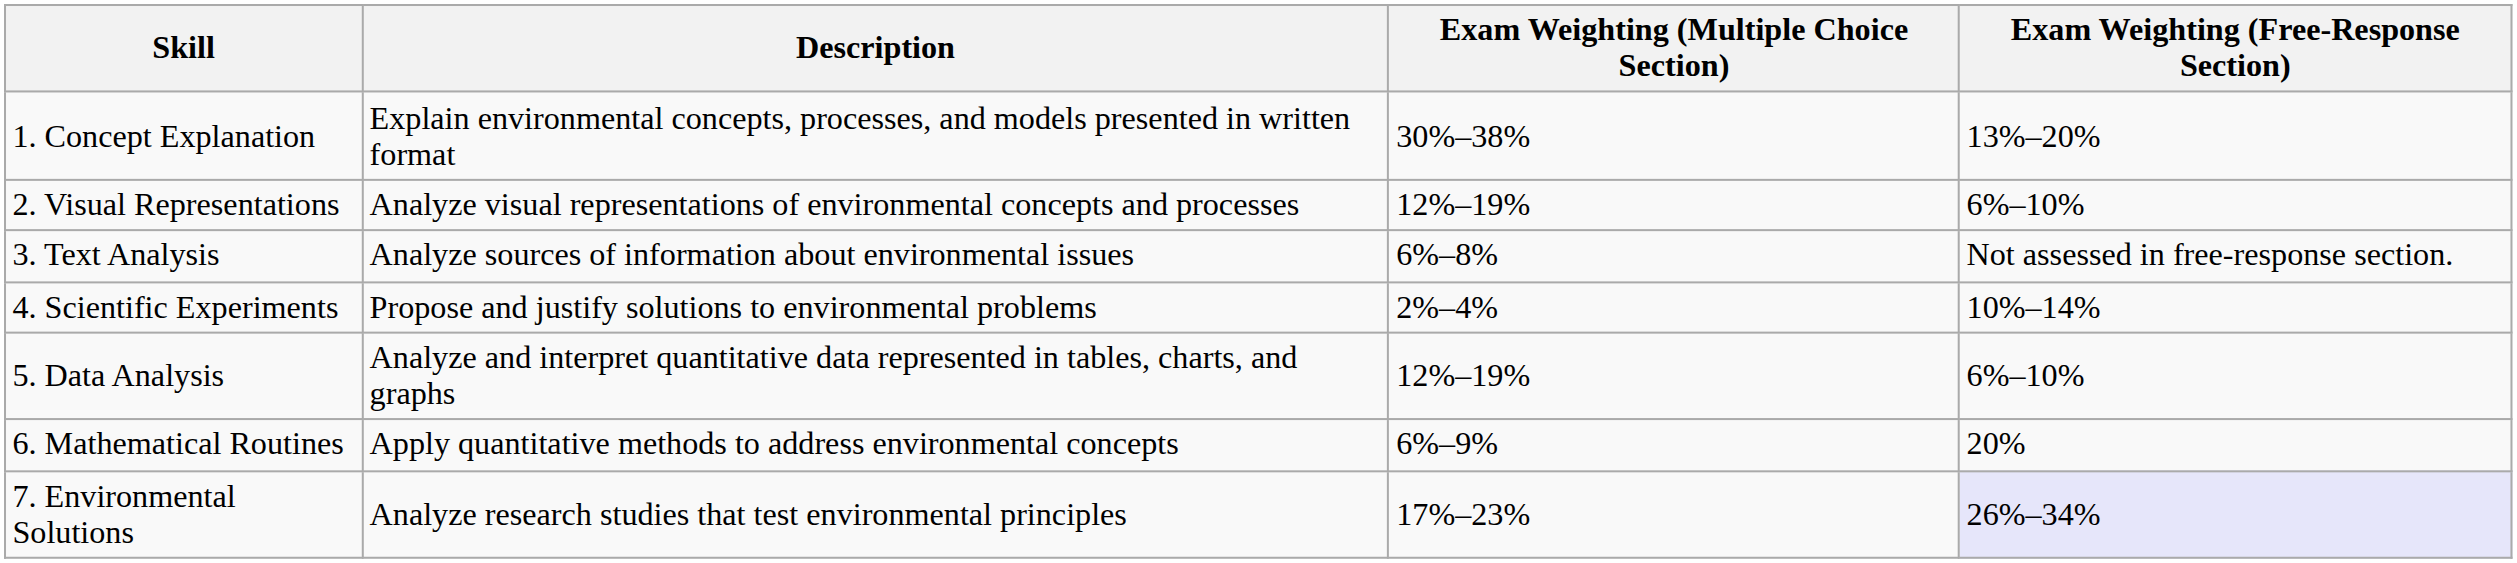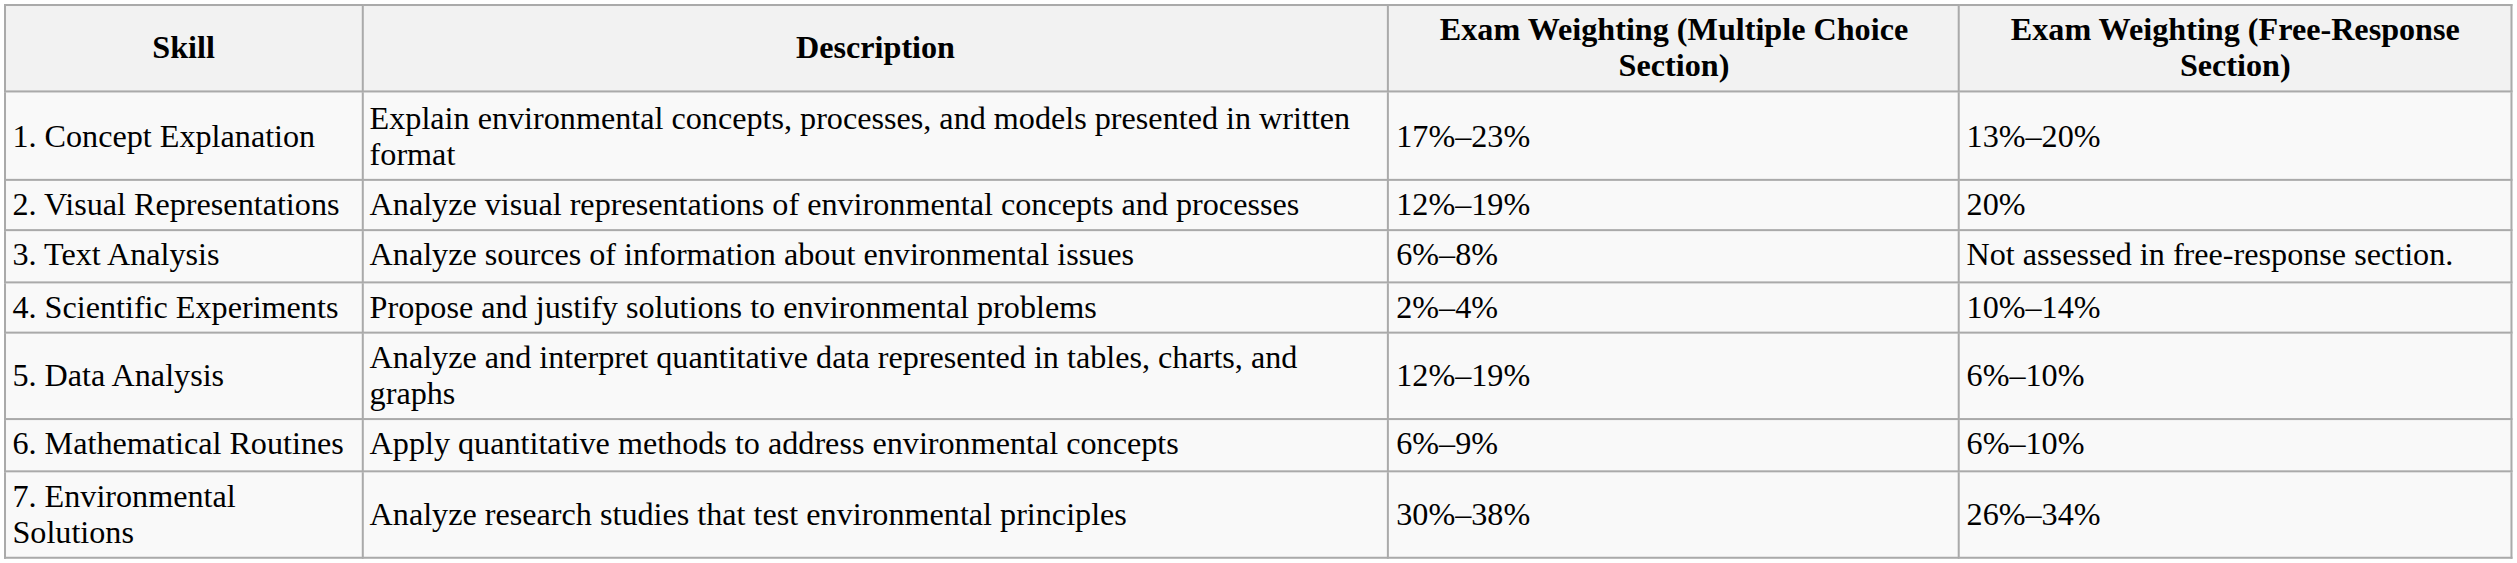(1463, 135) 30%–38% -> (1463, 135) 17%–23%
(2025, 204) 6%–10% -> (1996, 204) 20%
(1996, 444) 20% -> (2025, 444) 6%–10%
(1463, 513) 17%–23% -> (1463, 513) 30%–38%
(2034, 513) lavender background -> (2034, 513) no background
